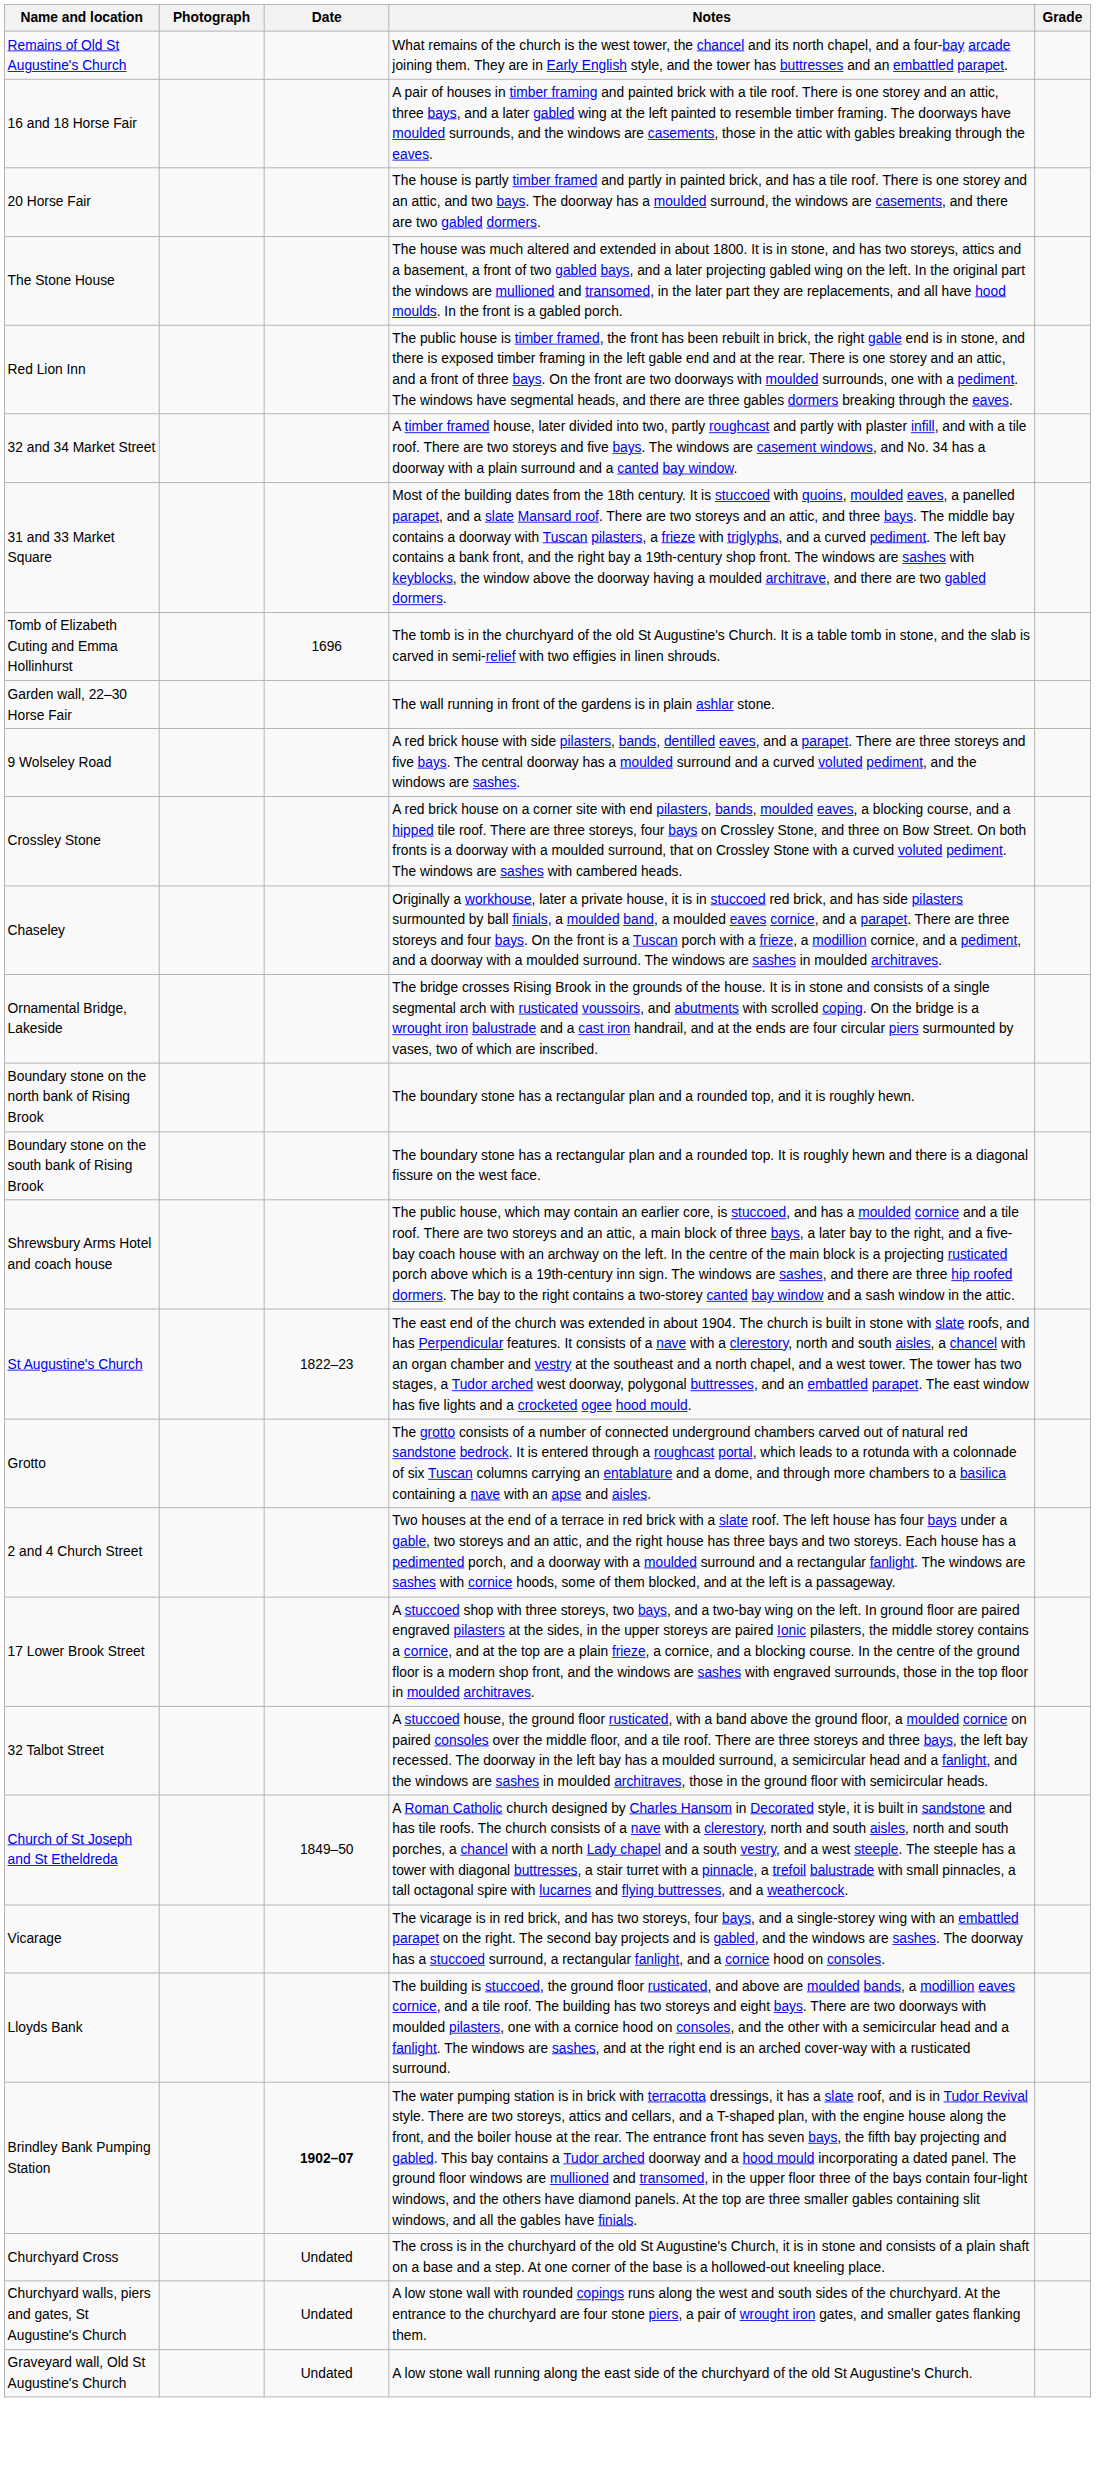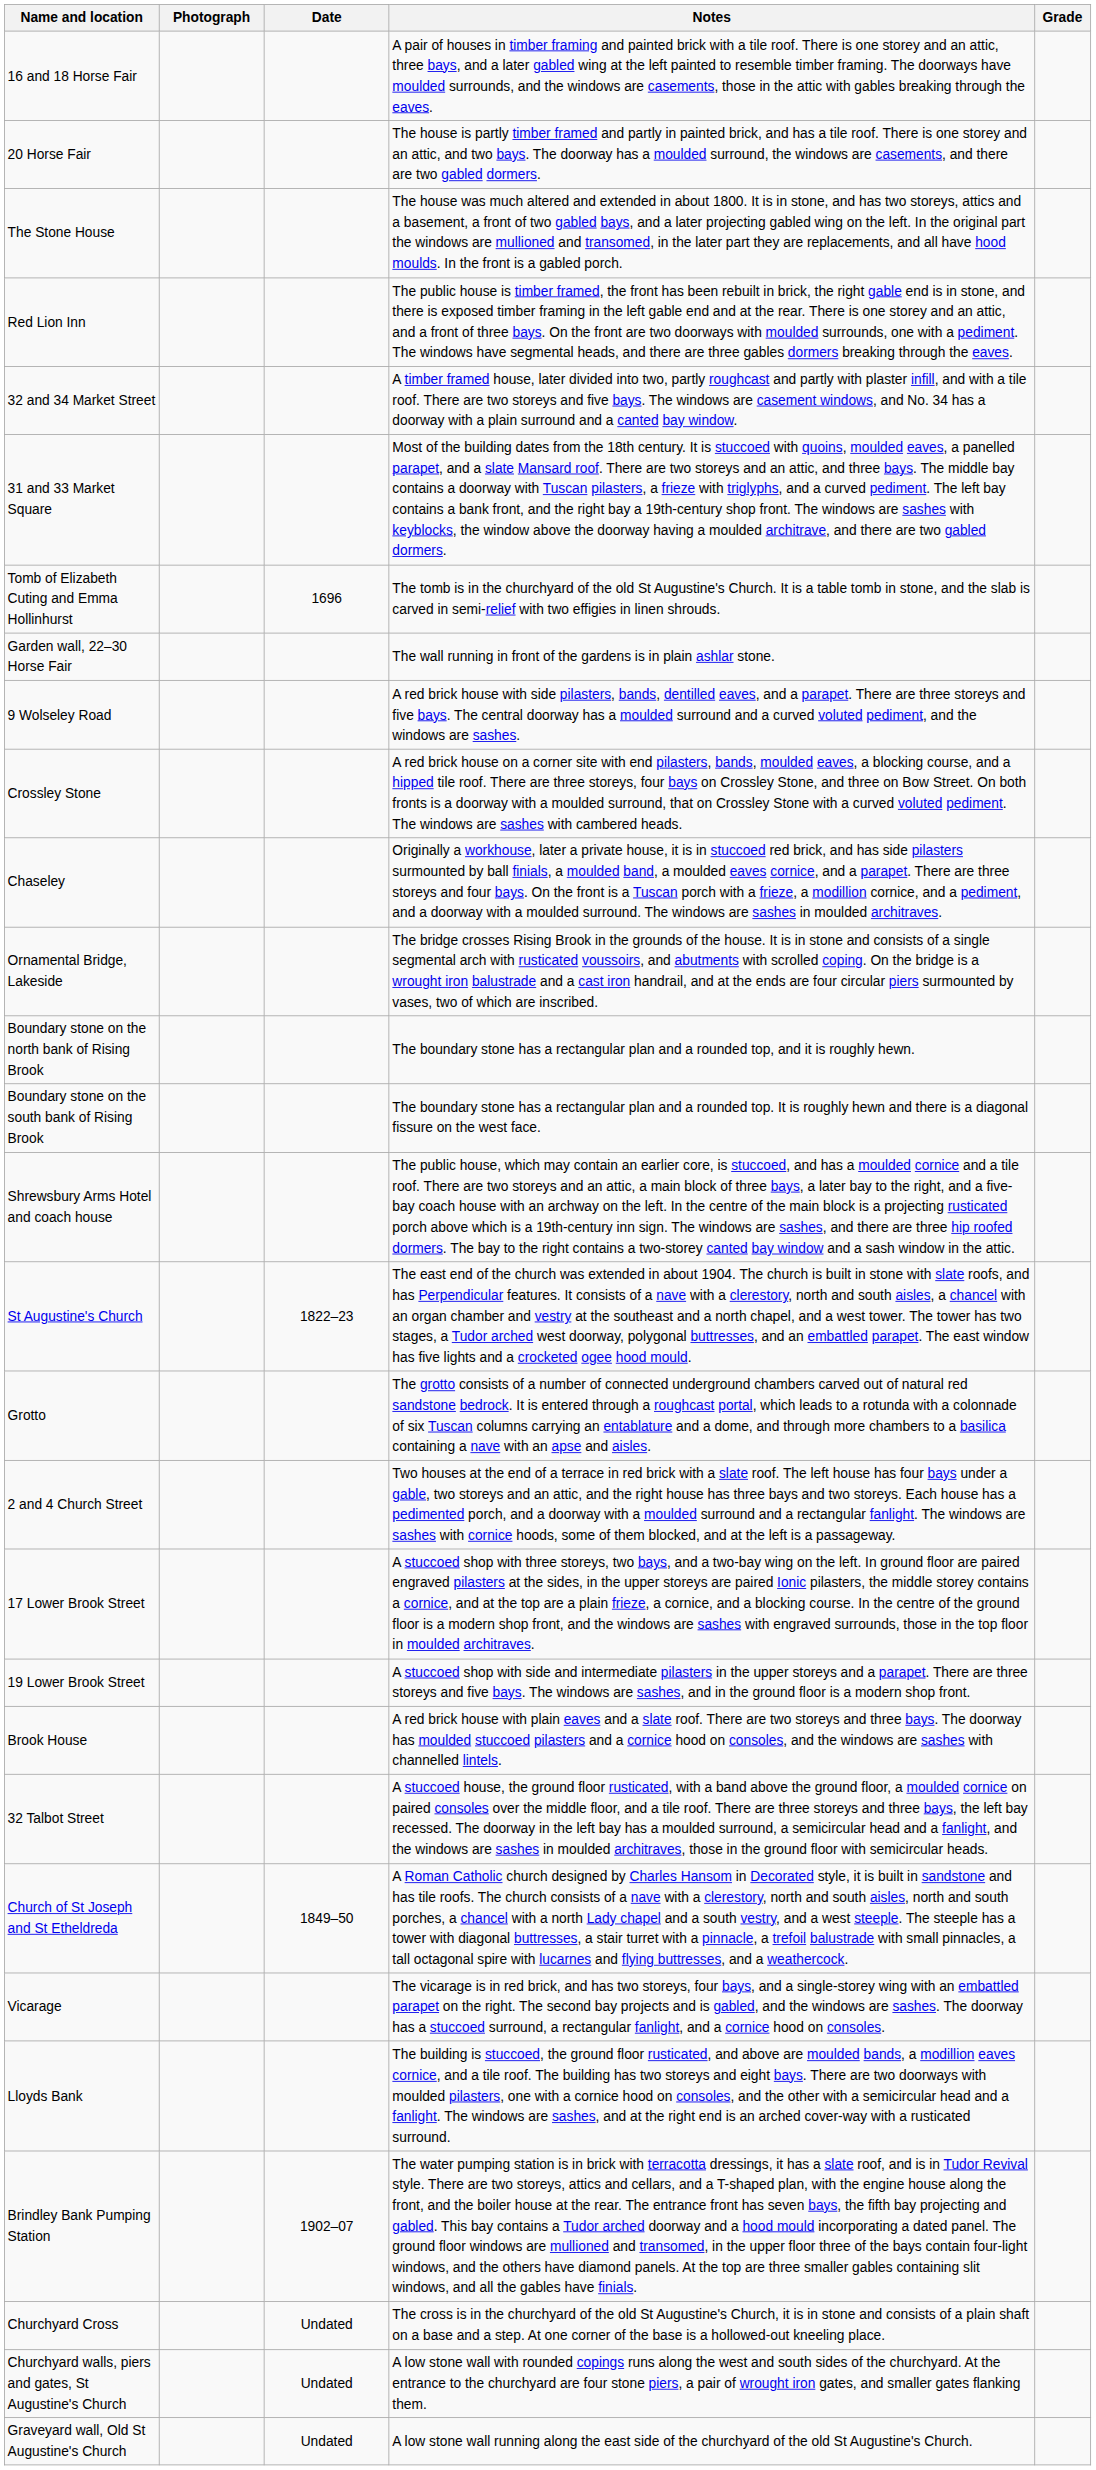- row: (67, 55)
+ row: (76, 1682)
+ row: (47, 1740)
(327, 2157) bold -> (327, 2226) normal
